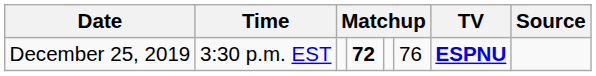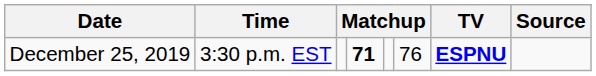(363, 54) 72 -> (363, 54) 71
